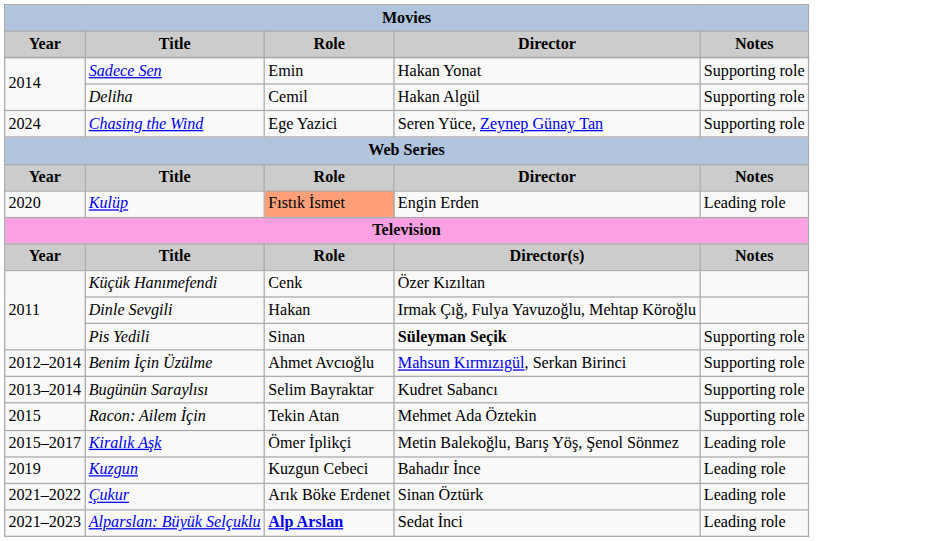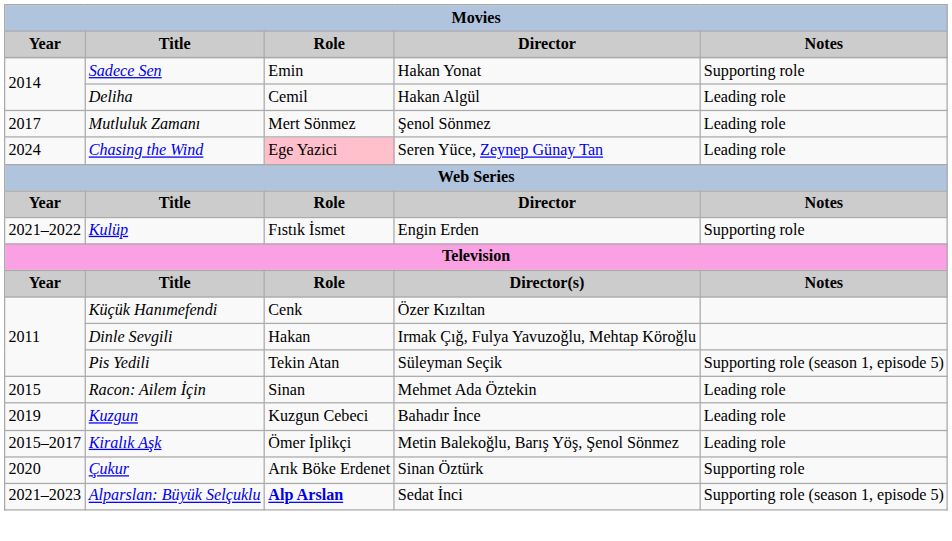(754, 97) Supporting role -> (745, 97) Leading role
+ row: (144, 123)
(303, 123) no background -> (303, 150) pink background
(754, 123) Supporting role -> (745, 150) Leading role
(25, 203) 2020 -> (45, 230) 2021–2022
(307, 203) lightsalmon background -> (307, 230) no background
(745, 203) Leading role -> (754, 230) Supporting role
(287, 336) Sinan -> (304, 363) Tekin Atan
(452, 336) bold -> (450, 363) normal
(754, 336) Supporting role -> (824, 363) Supporting role (season 1, episode 5)
- row: (151, 363)
- row: (149, 389)
(304, 416) Tekin Atan -> (287, 389) Sinan
(754, 416) Supporting role -> (745, 389) Leading role
rows swapped: (125, 442) <-> (113, 469)
(45, 495) 2021–2022 -> (25, 469) 2020
(745, 495) Leading role -> (754, 469) Supporting role
(745, 522) Leading role -> (824, 495) Supporting role (season 1, episode 5)
